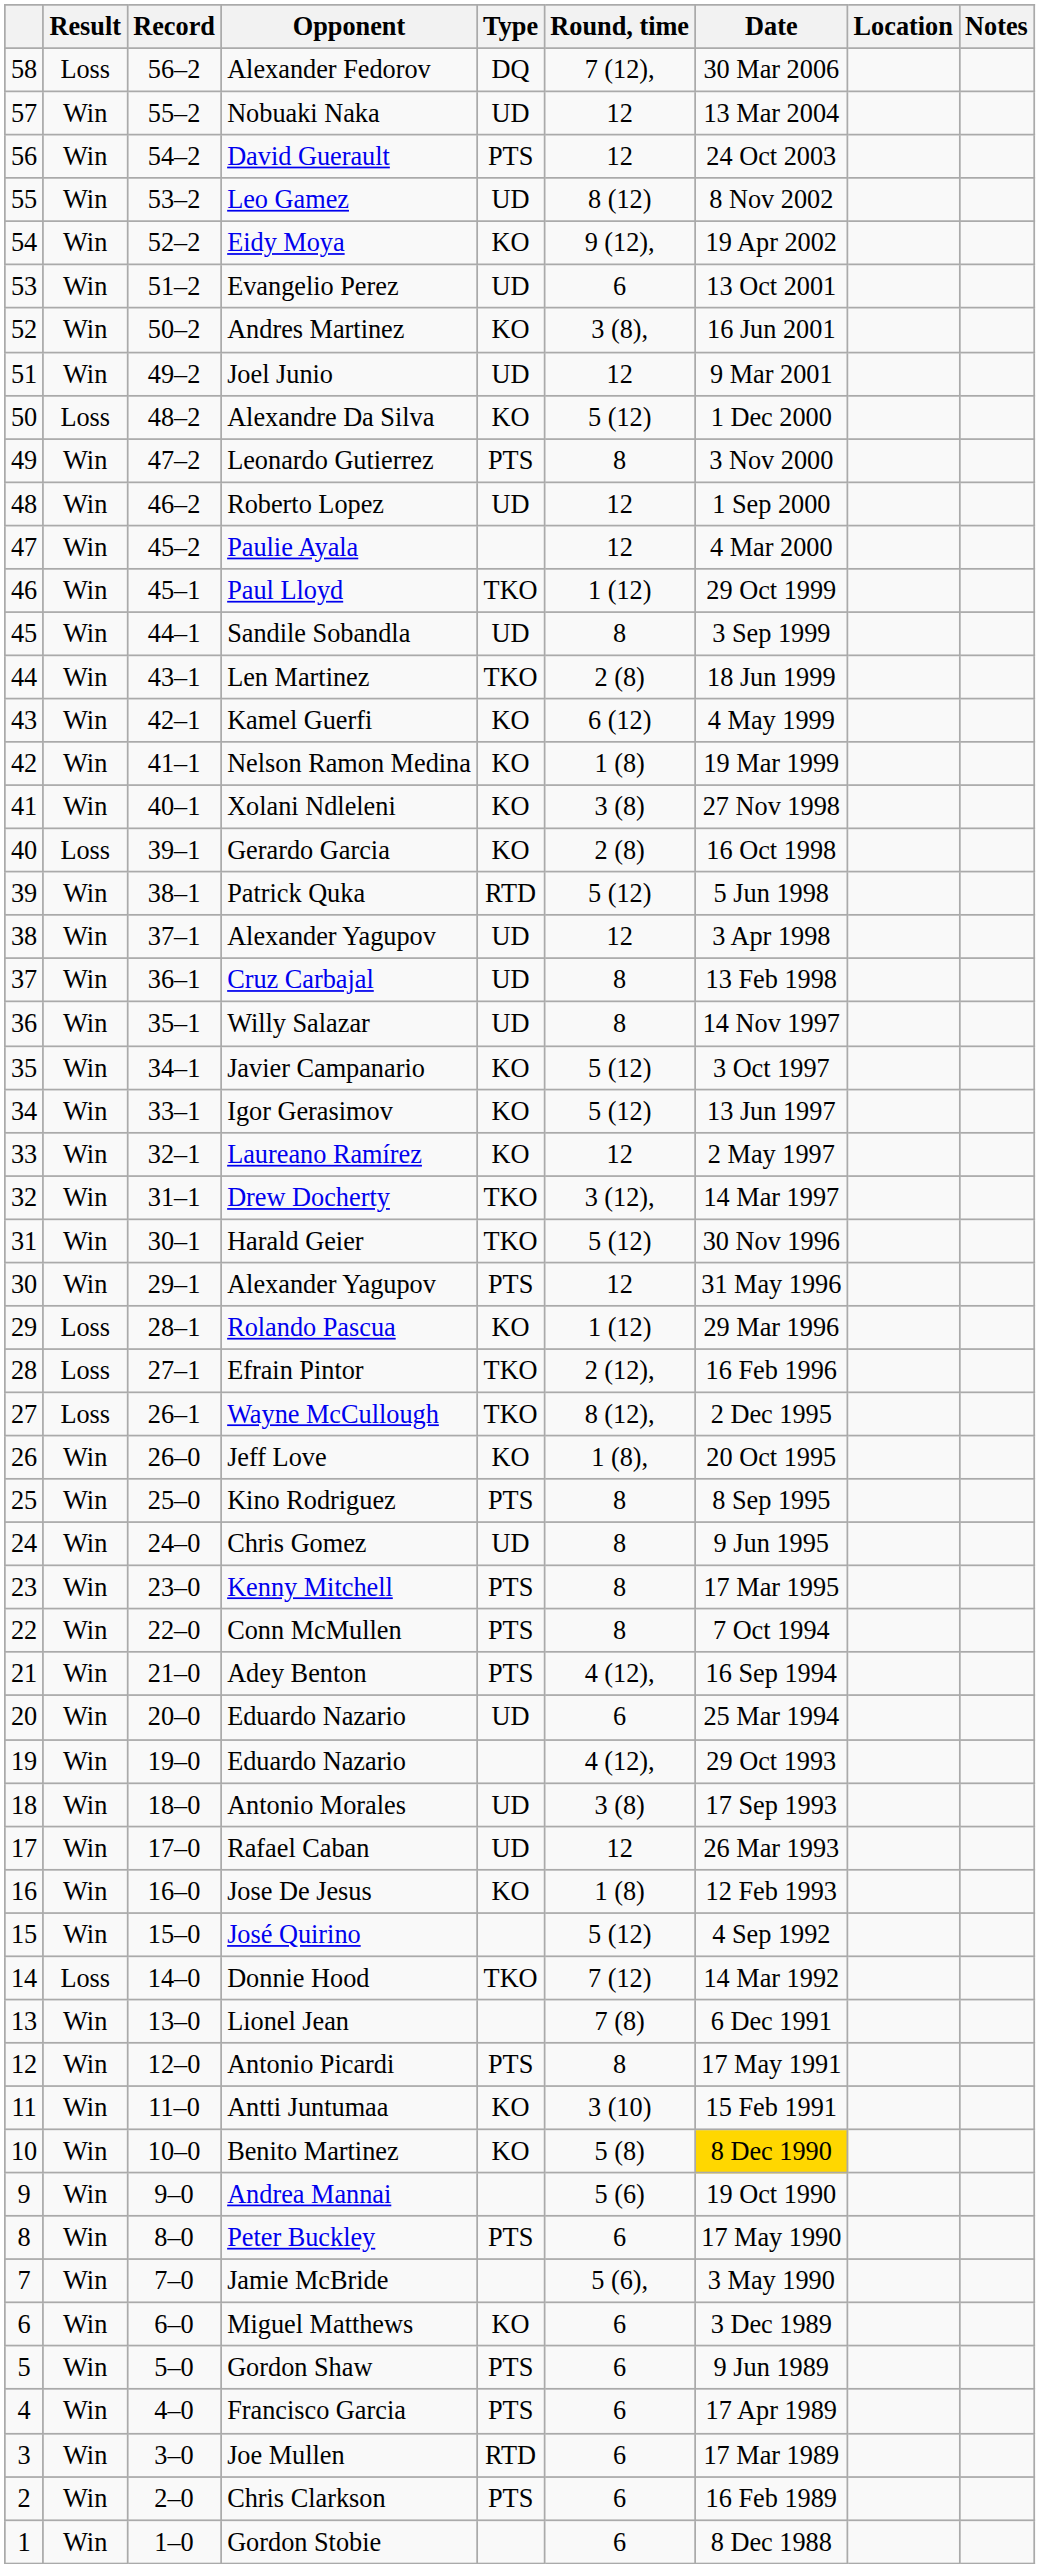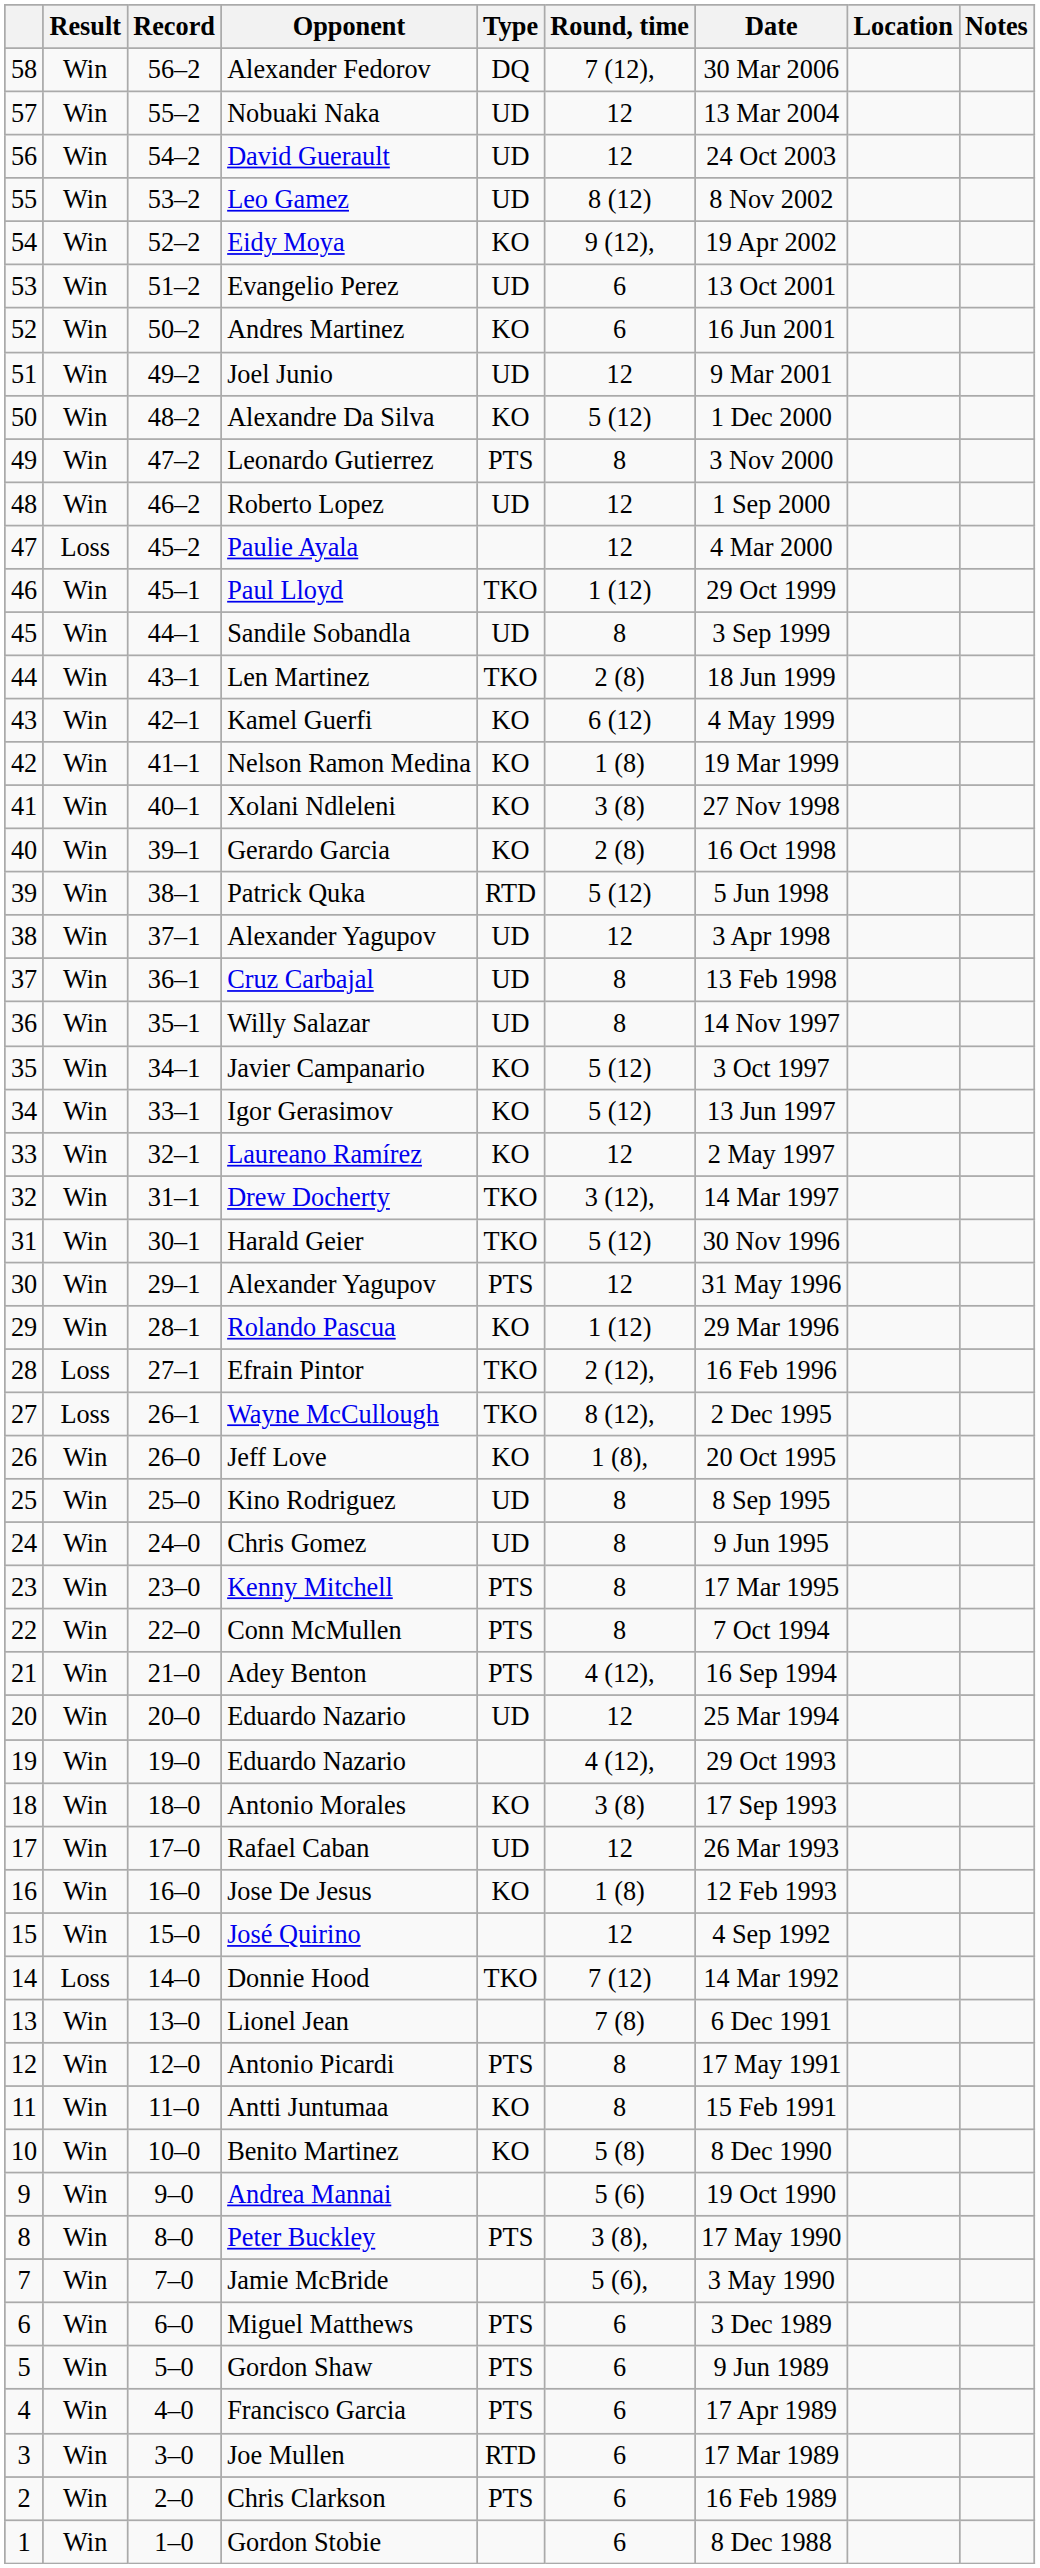(85, 69) Loss -> (85, 69) Win
(511, 156) PTS -> (511, 156) UD
(620, 329) 3 (8), -> (620, 329) 6
(85, 416) Loss -> (85, 416) Win
(85, 546) Win -> (85, 546) Loss
(85, 850) Loss -> (85, 850) Win
(85, 1327) Loss -> (85, 1327) Win
(511, 1500) PTS -> (511, 1500) UD
(620, 1717) 6 -> (620, 1717) 12
(511, 1804) UD -> (511, 1804) KO
(620, 1934) 5 (12) -> (620, 1934) 12
(620, 2107) 3 (10) -> (620, 2107) 8
(771, 2150) gold background -> (771, 2150) no background
(620, 2237) 6 -> (620, 2237) 3 (8),
(511, 2324) KO -> (511, 2324) PTS
